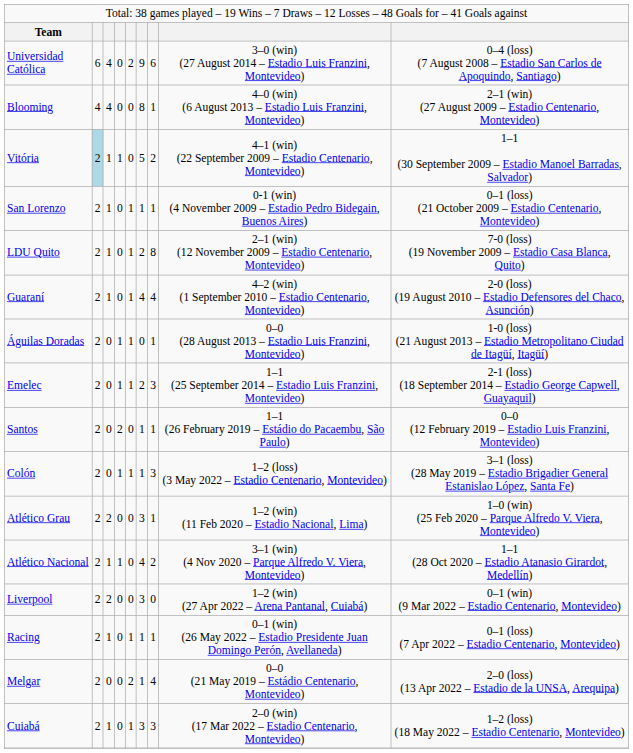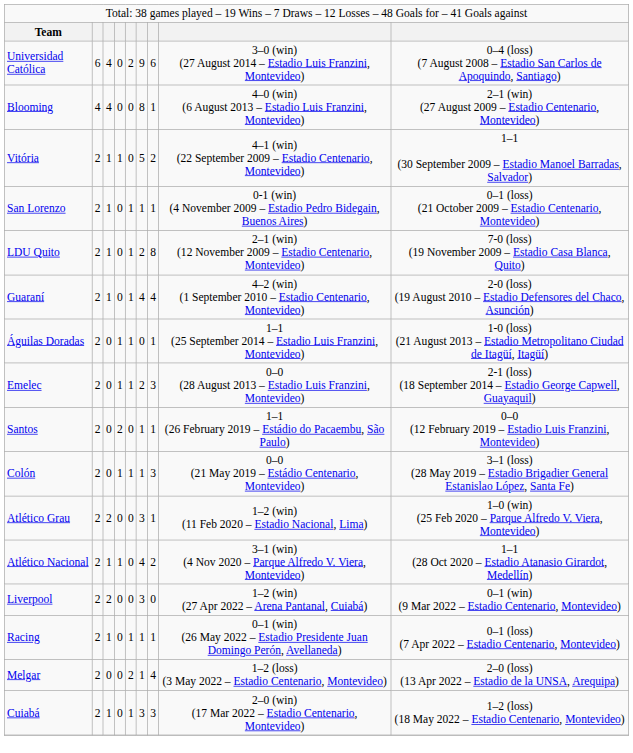(98, 157) lightblue background -> (98, 157) no background
(275, 341) 0–0 (28 August 2013 – Estadio Luis Franzini, Montevideo) -> (275, 341) 1–1 (25 September 2014 – Estadio Luis Franzini, Montevideo)
(275, 385) 1–1 (25 September 2014 – Estadio Luis Franzini, Montevideo) -> (275, 385) 0–0 (28 August 2013 – Estadio Luis Franzini, Montevideo)
(275, 473) 1–2 (loss) (3 May 2022 – Estadio Centenario, Montevideo) -> (275, 473) 0–0 (21 May 2019 – Estádio Centenario, Montevideo)
(275, 681) 0–0 (21 May 2019 – Estádio Centenario, Montevideo) -> (275, 675) 1–2 (loss) (3 May 2022 – Estadio Centenario, Montevideo)
